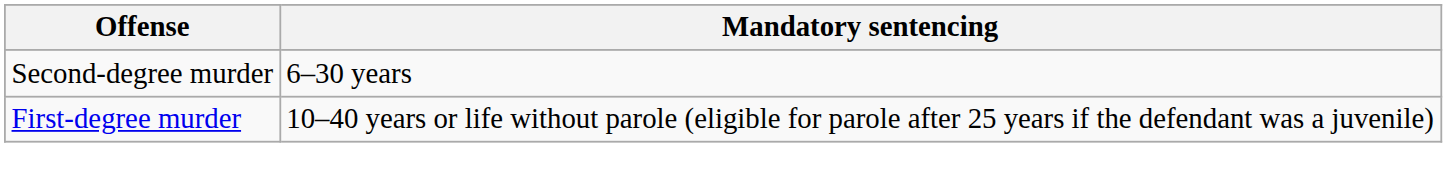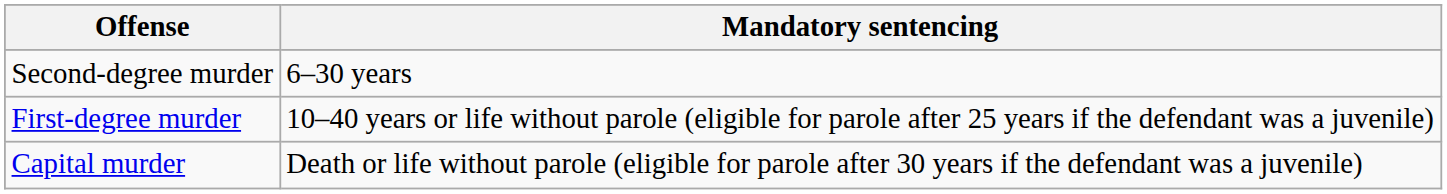+ row: (98, 164)
